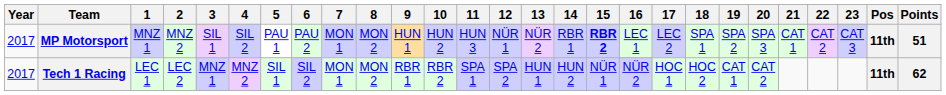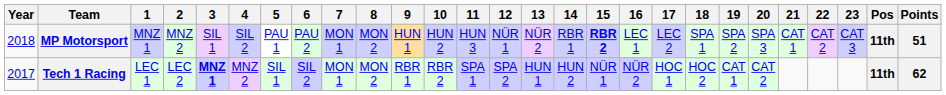(21, 41) 2017 -> (21, 41) 2018
(212, 74) normal -> (212, 74) bold
